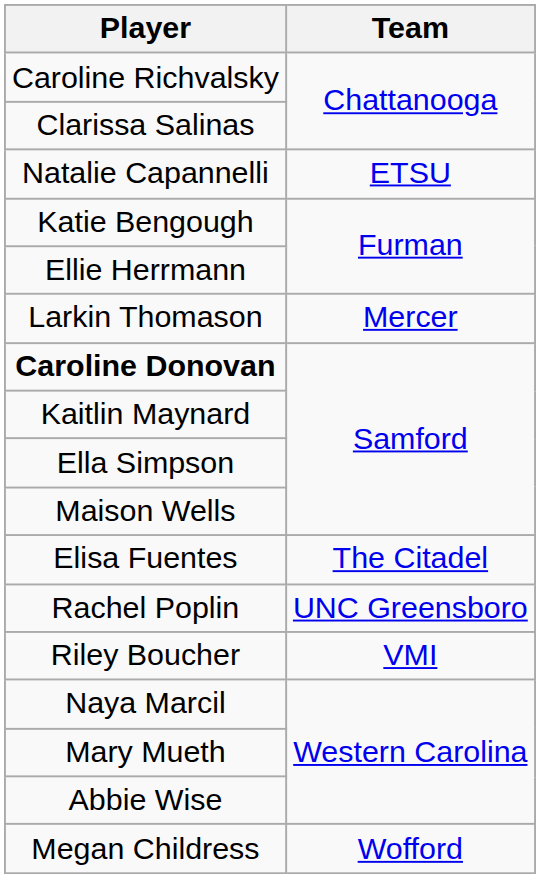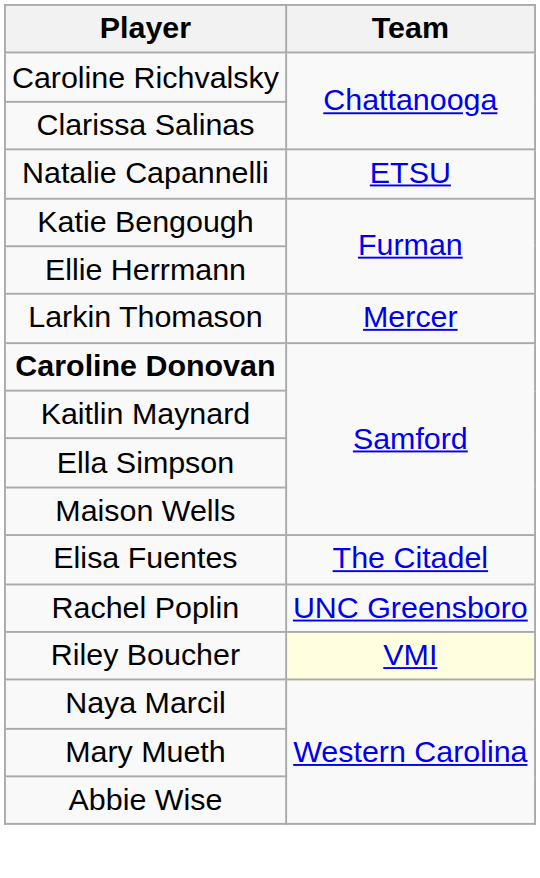(410, 655) no background -> (410, 655) lightyellow background
- row: (145, 848)
